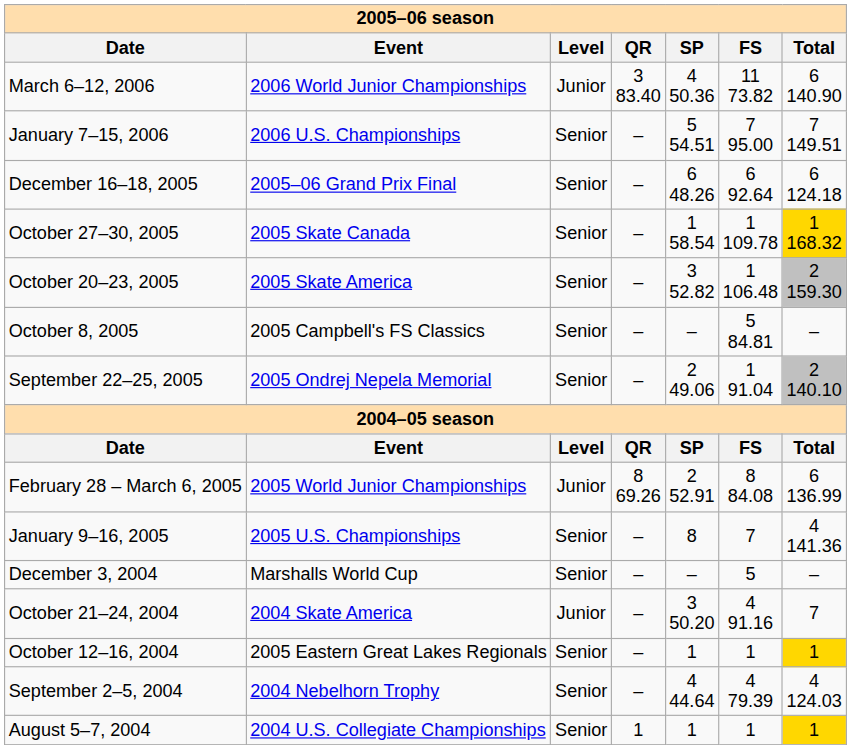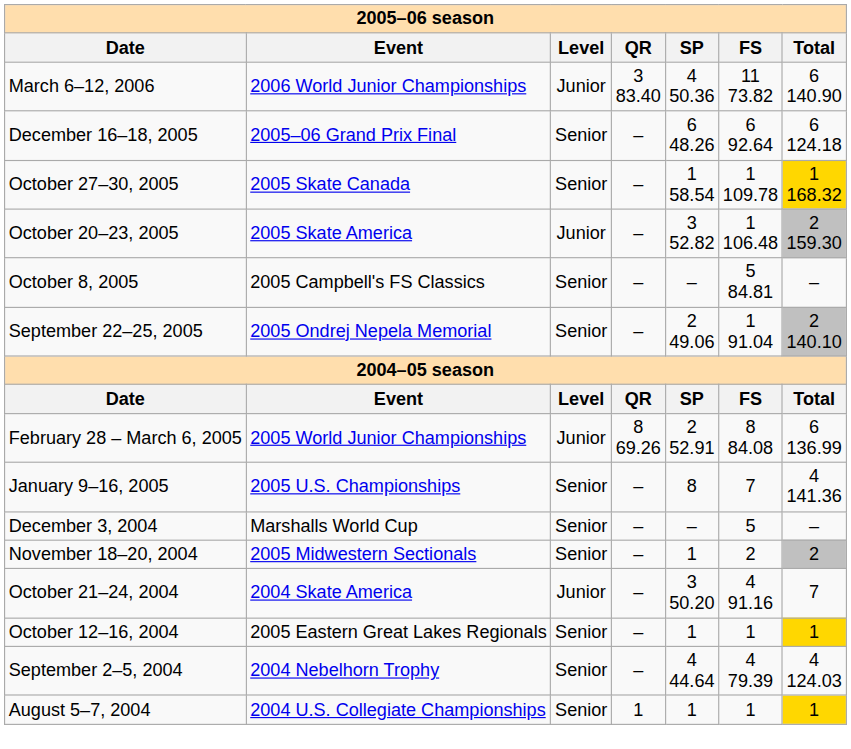- row: (89, 135)
(581, 282) Senior -> (581, 233) Junior
+ row: (103, 554)
